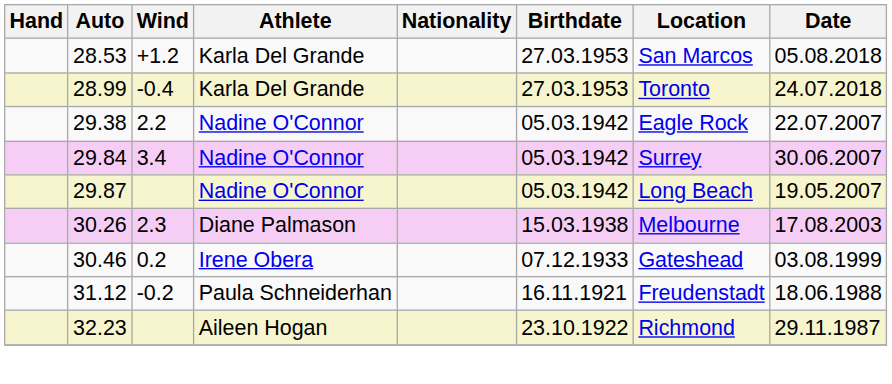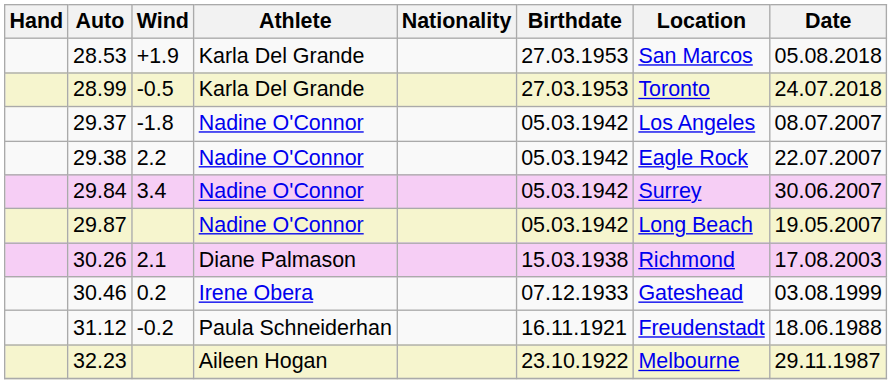(158, 55) +1.2 -> (158, 55) +1.9
(155, 89) -0.4 -> (155, 89) -0.5
+ row: (100, 123)
(152, 225) 2.3 -> (152, 259) 2.1
(689, 225) Melbourne -> (687, 259) Richmond
(687, 327) Richmond -> (689, 361) Melbourne
